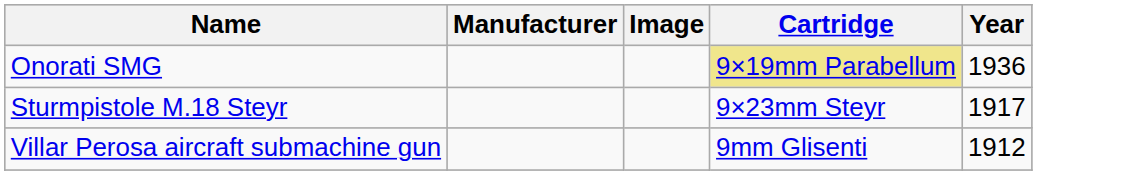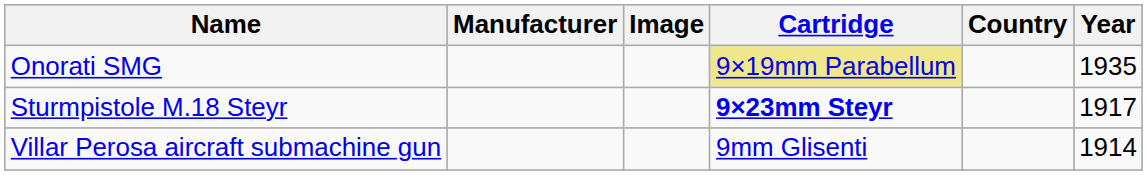+ column: (1018, 25)
(997, 66) 1936 -> (1108, 66) 1935
(801, 107) normal -> (804, 107) bold
(997, 148) 1912 -> (1108, 148) 1914
